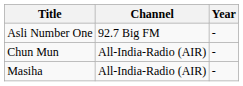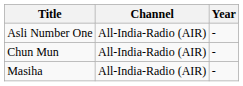(129, 33) 92.7 Big FM -> (152, 33) All-India-Radio (AIR)
